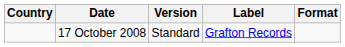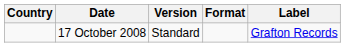columns swapped: (318, 13) <-> (249, 13)
